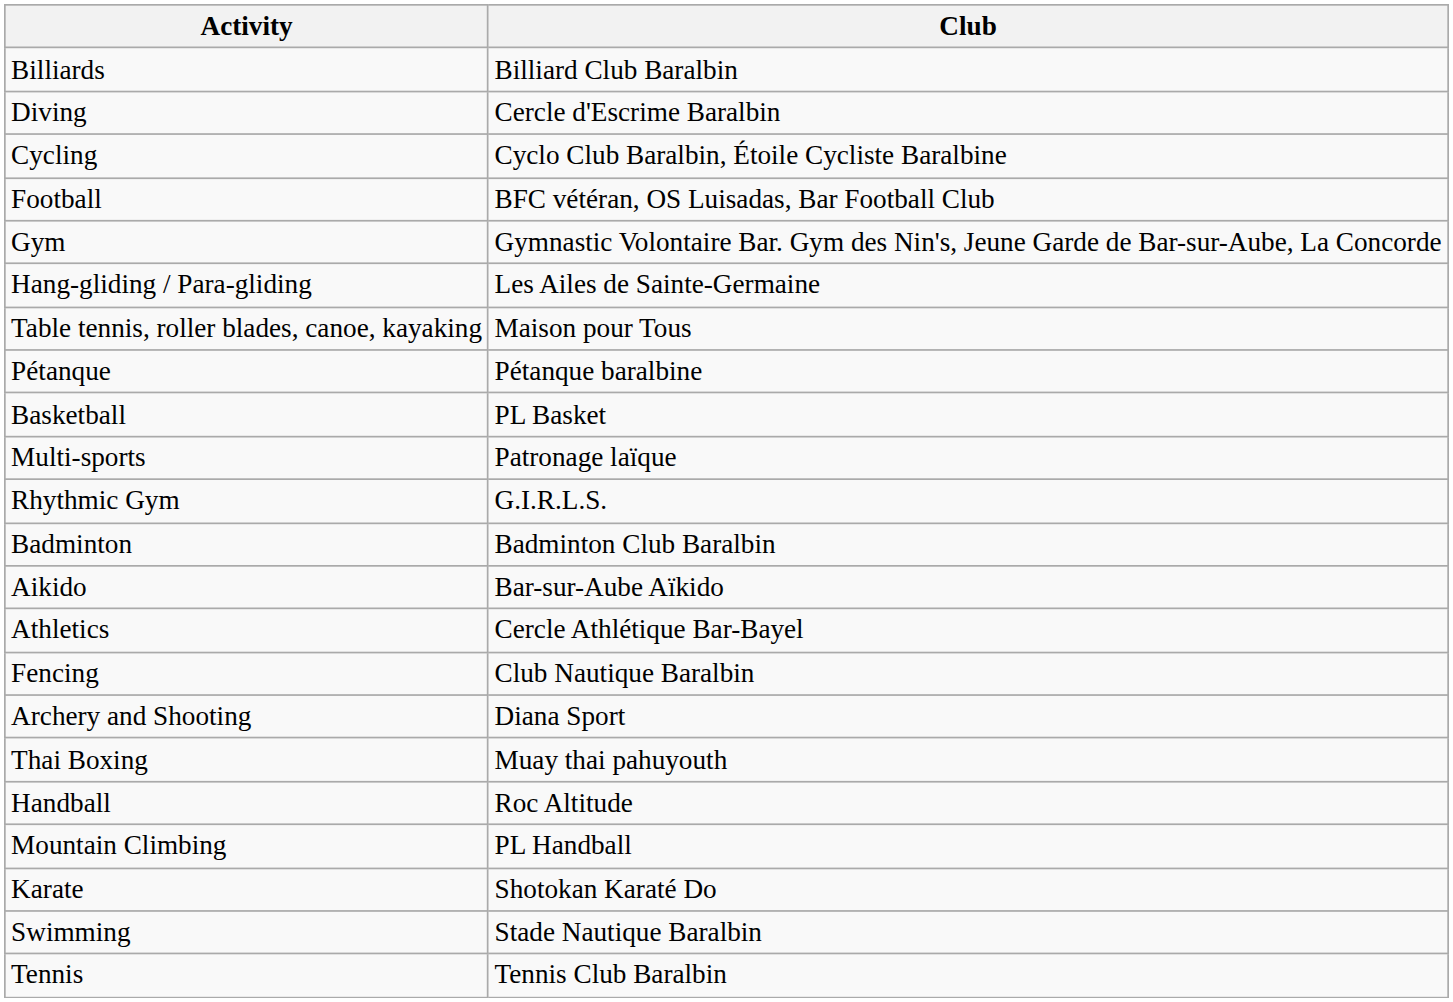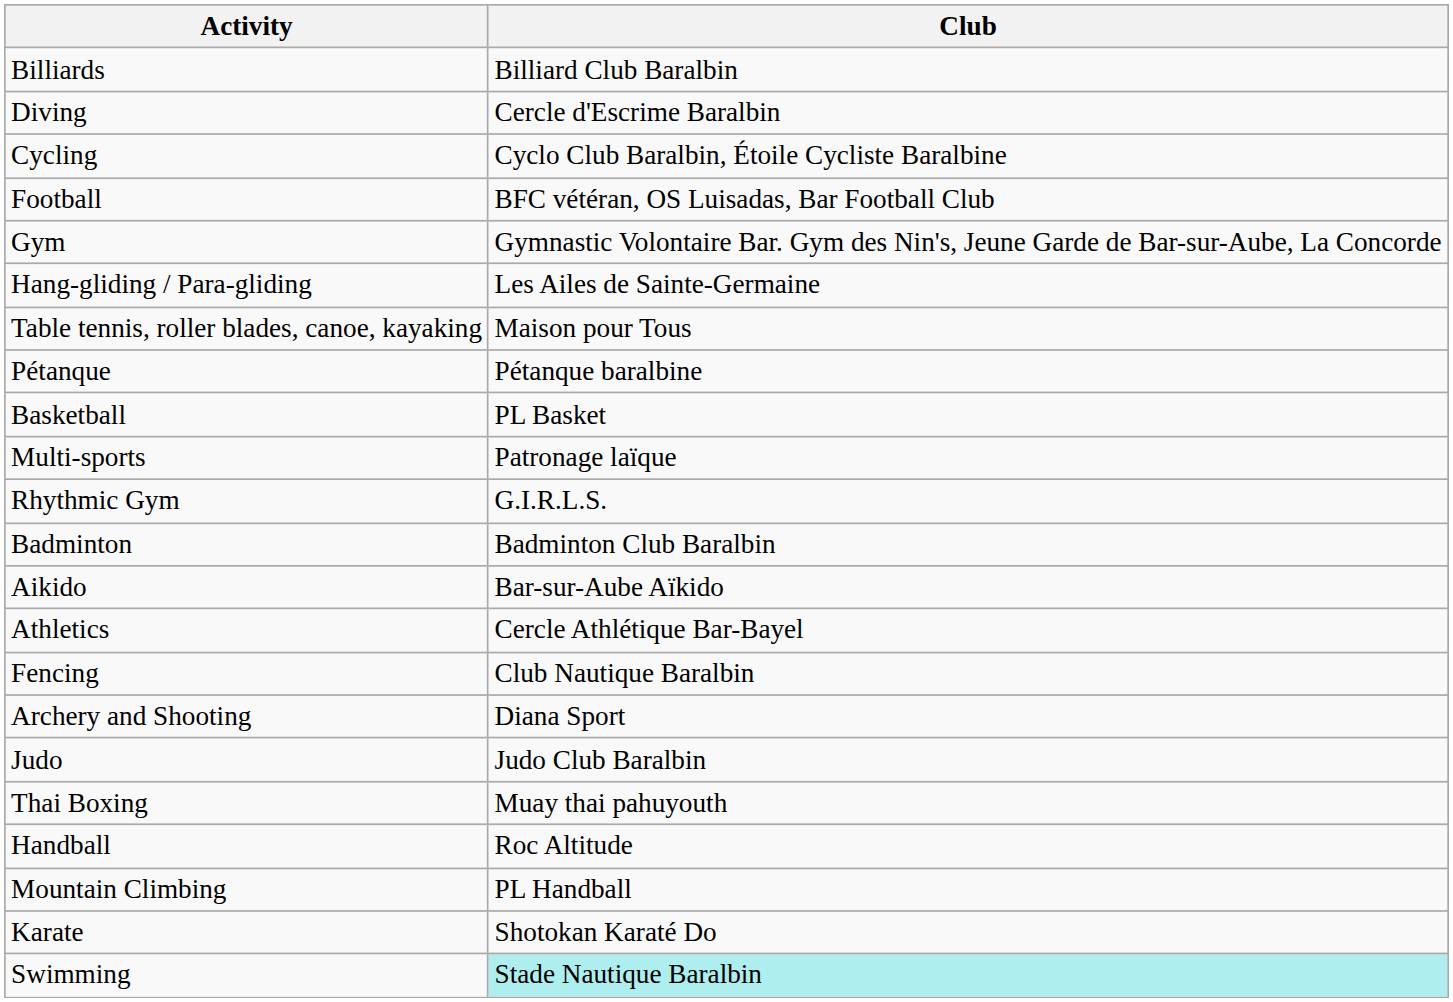+ row: (37, 759)
(628, 931) no background -> (628, 975) paleturquoise background
- row: (47, 975)
